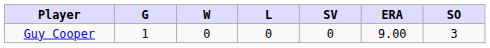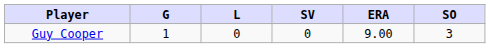- column: (207, 14)
